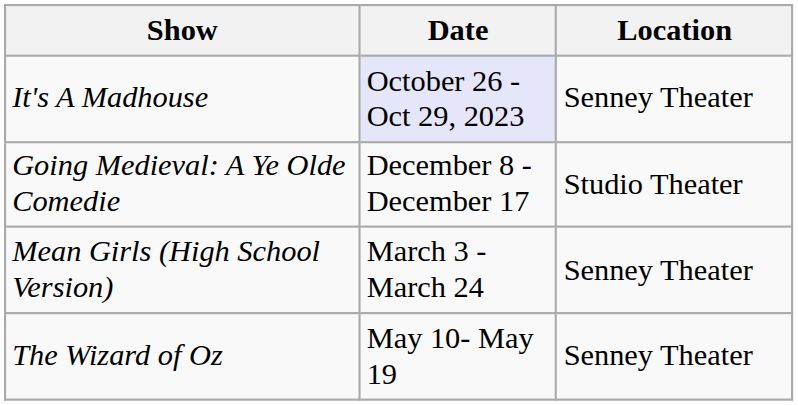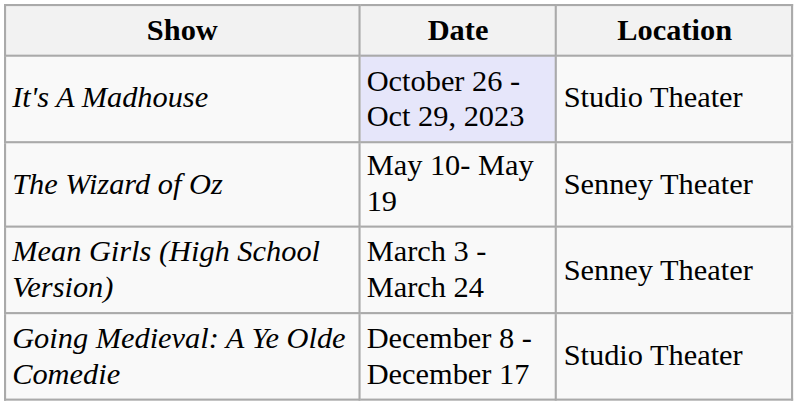(658, 97) Senney Theater -> (653, 97) Studio Theater
rows swapped: (179, 183) <-> (117, 355)
